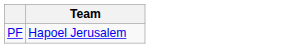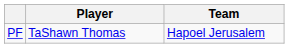+ column: (95, 14)
